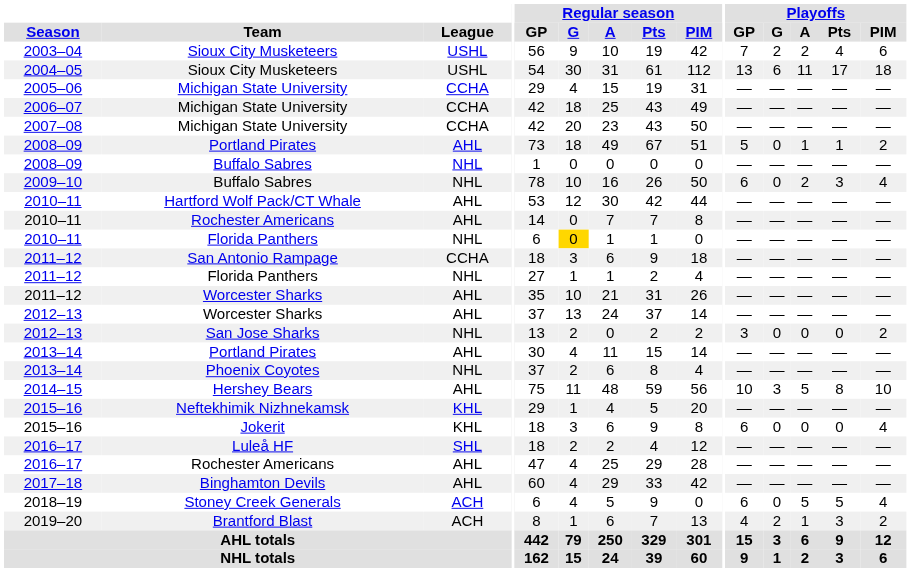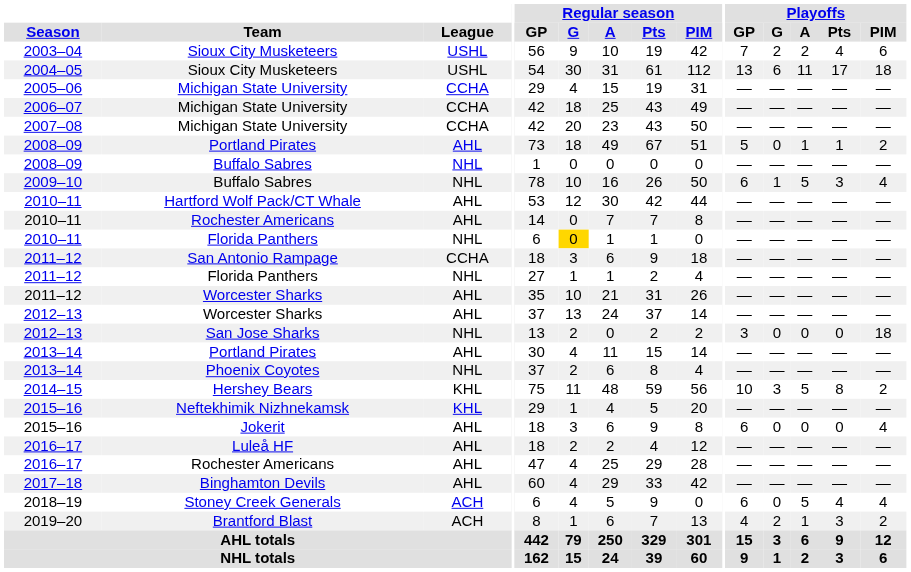(777, 182) 0 -> (777, 182) 1
(805, 182) 2 -> (805, 182) 5
(883, 333) 2 -> (883, 333) 18
(467, 389) AHL -> (467, 389) KHL
(883, 389) 10 -> (883, 389) 2
(467, 427) KHL -> (467, 427) AHL
(467, 445) SHL -> (467, 445) AHL
(839, 502) 5 -> (839, 502) 4
